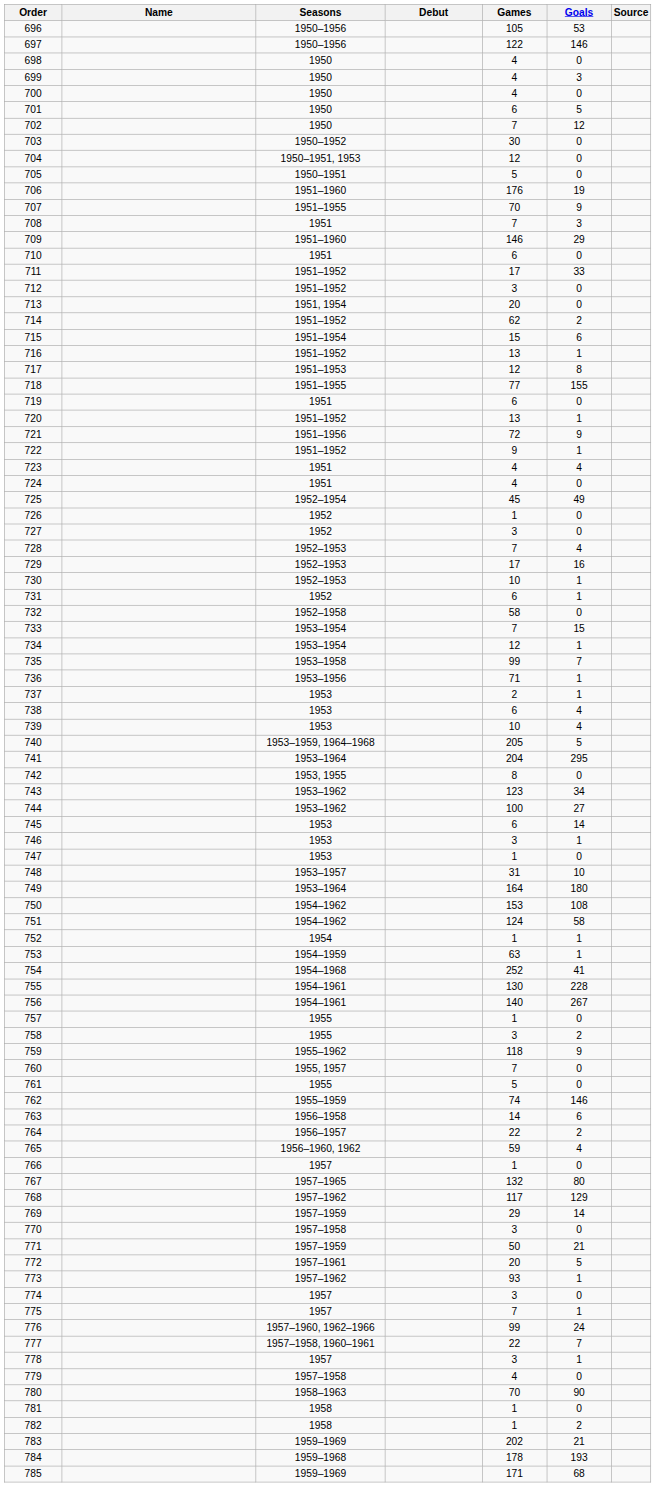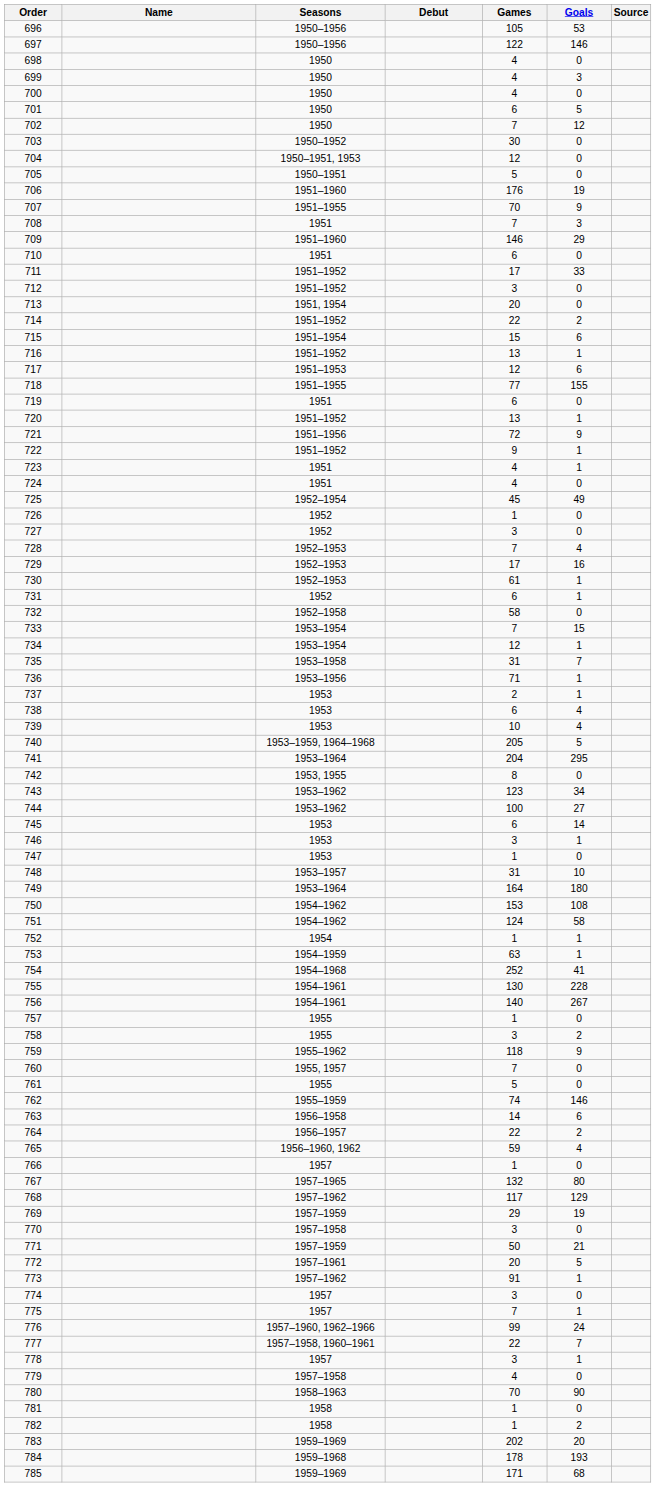(514, 321) 62 -> (514, 321) 22
(579, 369) 8 -> (579, 369) 6
(579, 467) 4 -> (579, 467) 1
(514, 581) 10 -> (514, 581) 61
(514, 662) 99 -> (514, 662) 31
(579, 1214) 14 -> (579, 1214) 19
(514, 1279) 93 -> (514, 1279) 91
(579, 1441) 21 -> (579, 1441) 20
